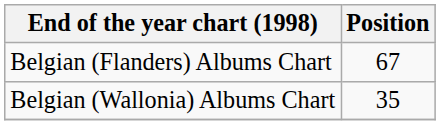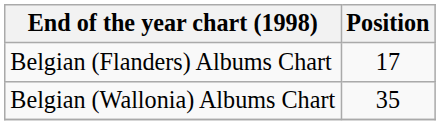(388, 61) 67 -> (388, 61) 17
